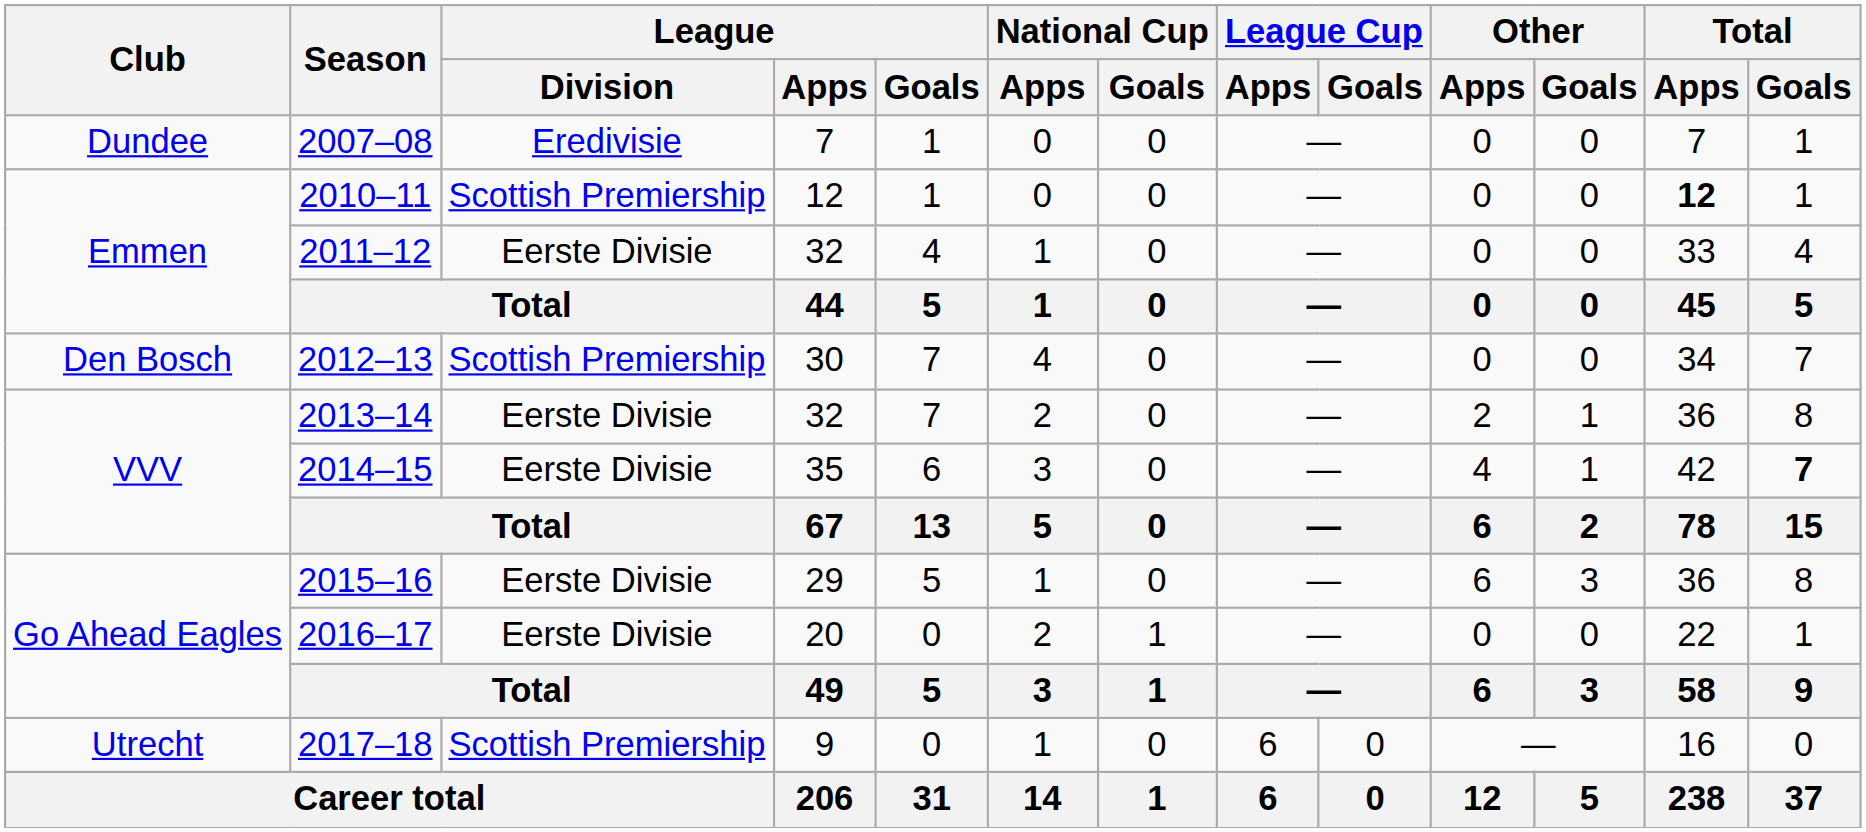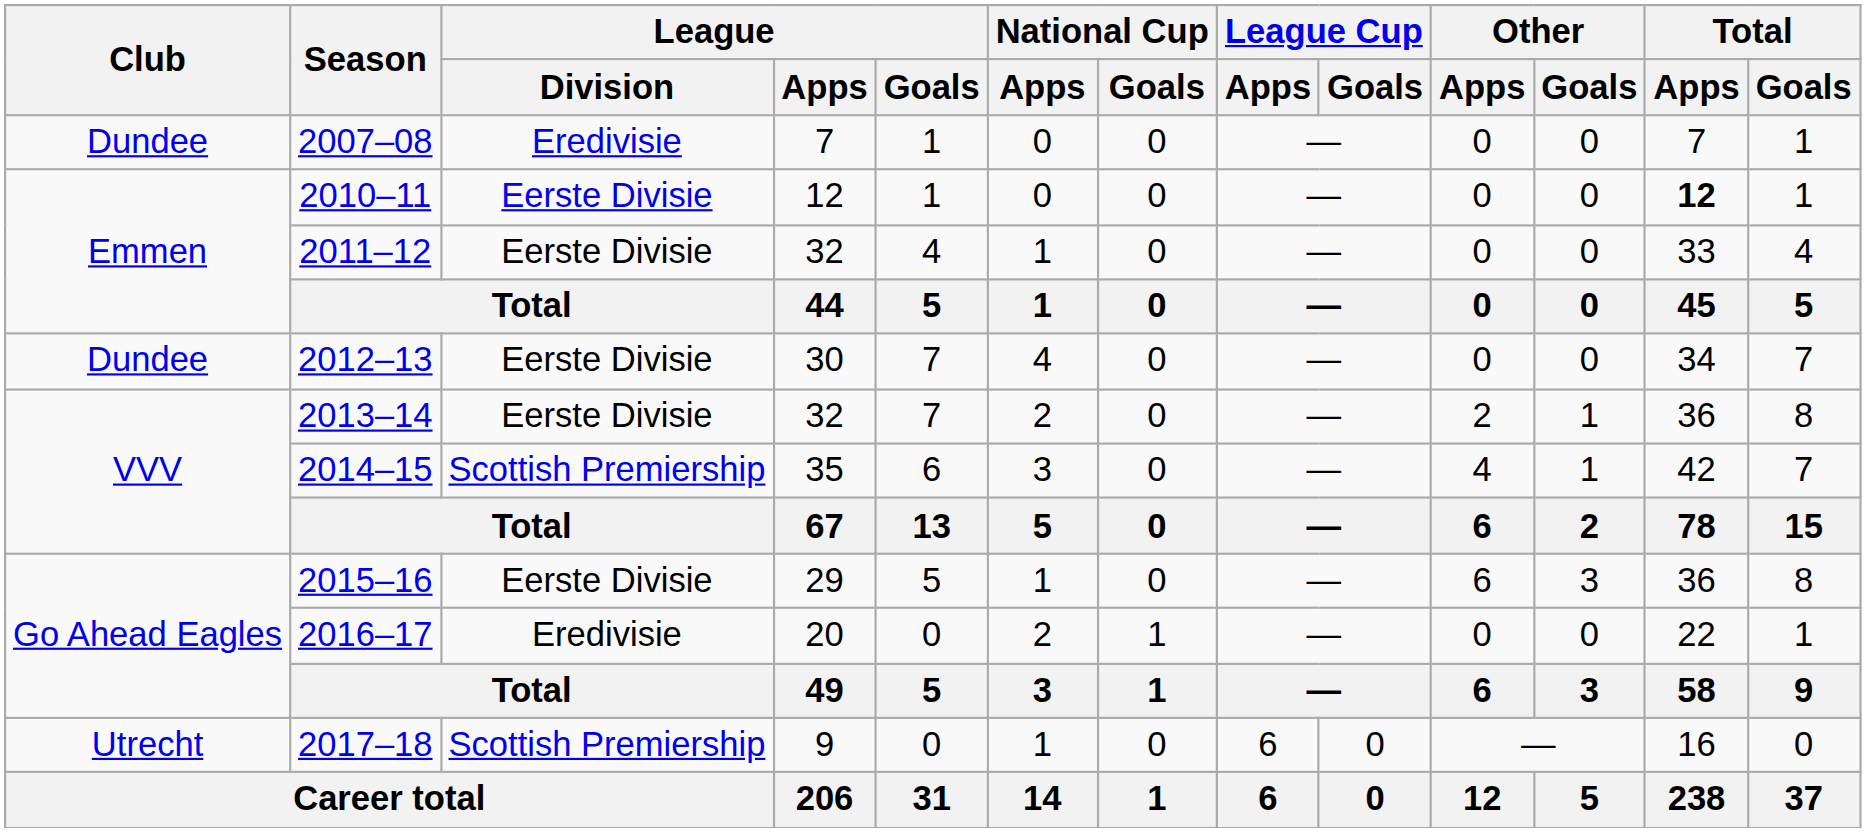(607, 196) Scottish Premiership -> (607, 196) Eerste Divisie
(148, 360) Den Bosch -> (148, 360) Dundee
(607, 360) Scottish Premiership -> (607, 360) Eerste Divisie
(607, 470) Eerste Divisie -> (607, 470) Scottish Premiership
(1804, 470) bold -> (1804, 470) normal
(607, 634) Eerste Divisie -> (607, 634) Eredivisie
